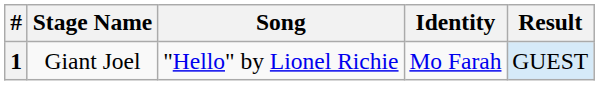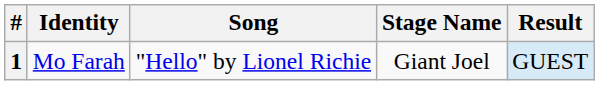columns swapped: (93, 23) <-> (455, 23)
